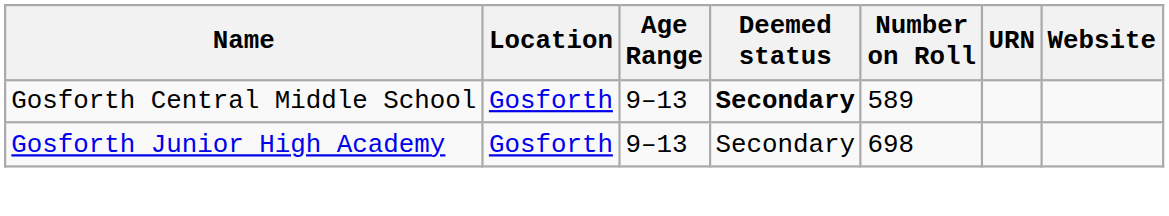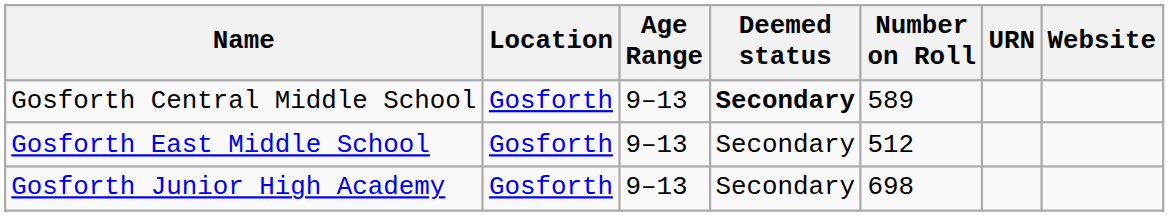+ row: (221, 144)
